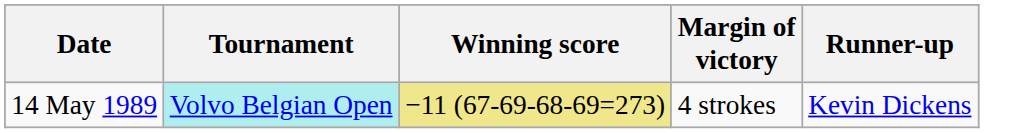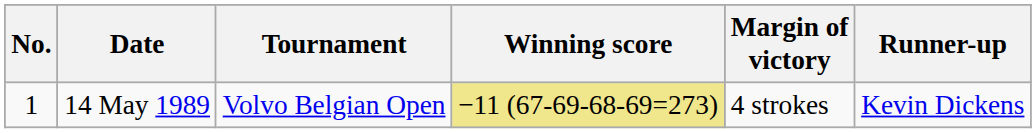+ column: (31, 43)
(281, 104) paleturquoise background -> (334, 104) no background
